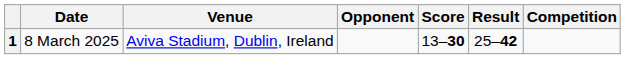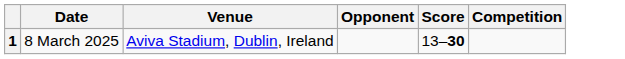- column: (496, 16)
